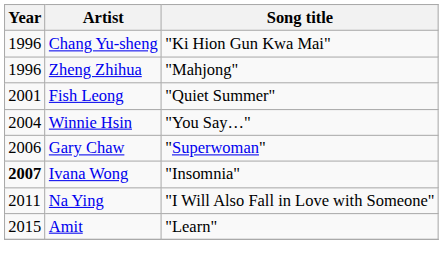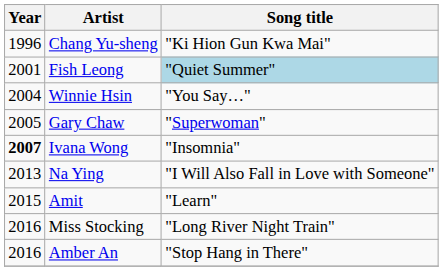- row: (95, 69)
(220, 95) no background -> (220, 69) lightblue background
(25, 148) 2006 -> (25, 122) 2005
(24, 200) 2011 -> (25, 174) 2013
+ row: (96, 226)
+ row: (83, 252)
